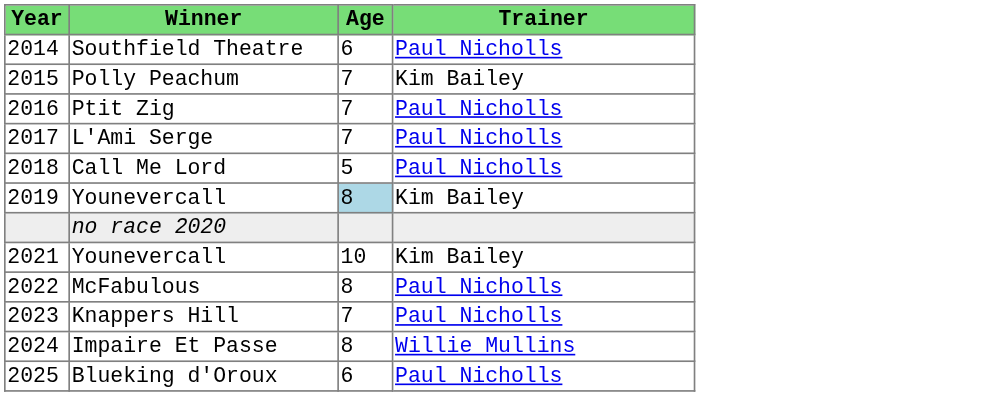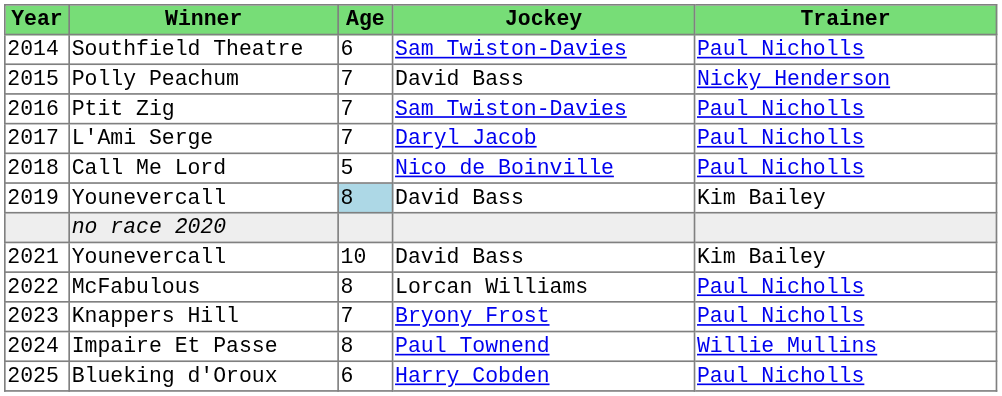+ column: (544, 20)
(459, 79) Kim Bailey -> (794, 79) Nicky Henderson
